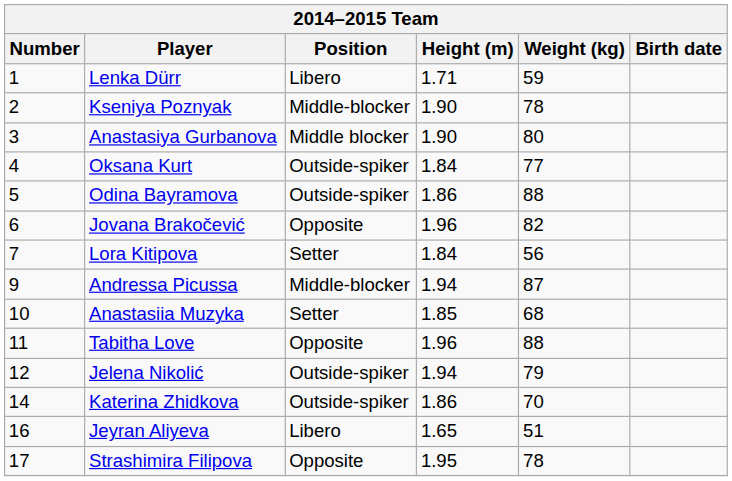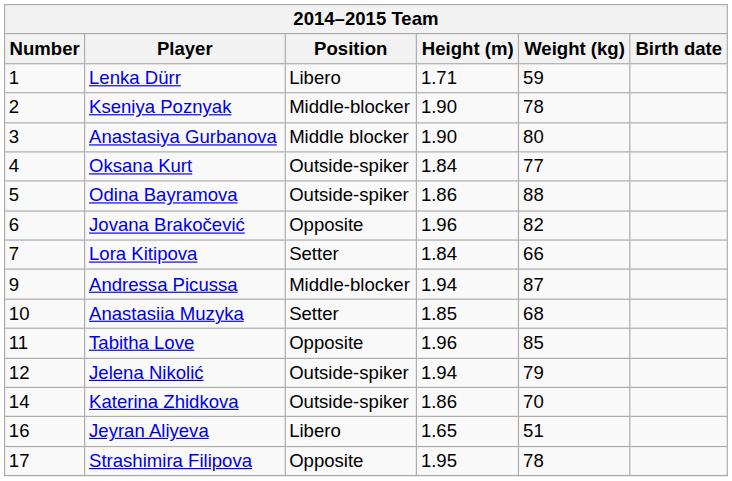(533, 254) 56 -> (533, 254) 66
(533, 343) 88 -> (533, 343) 85
